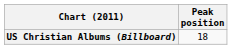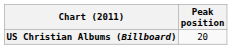(203, 37) 18 -> (203, 37) 20
